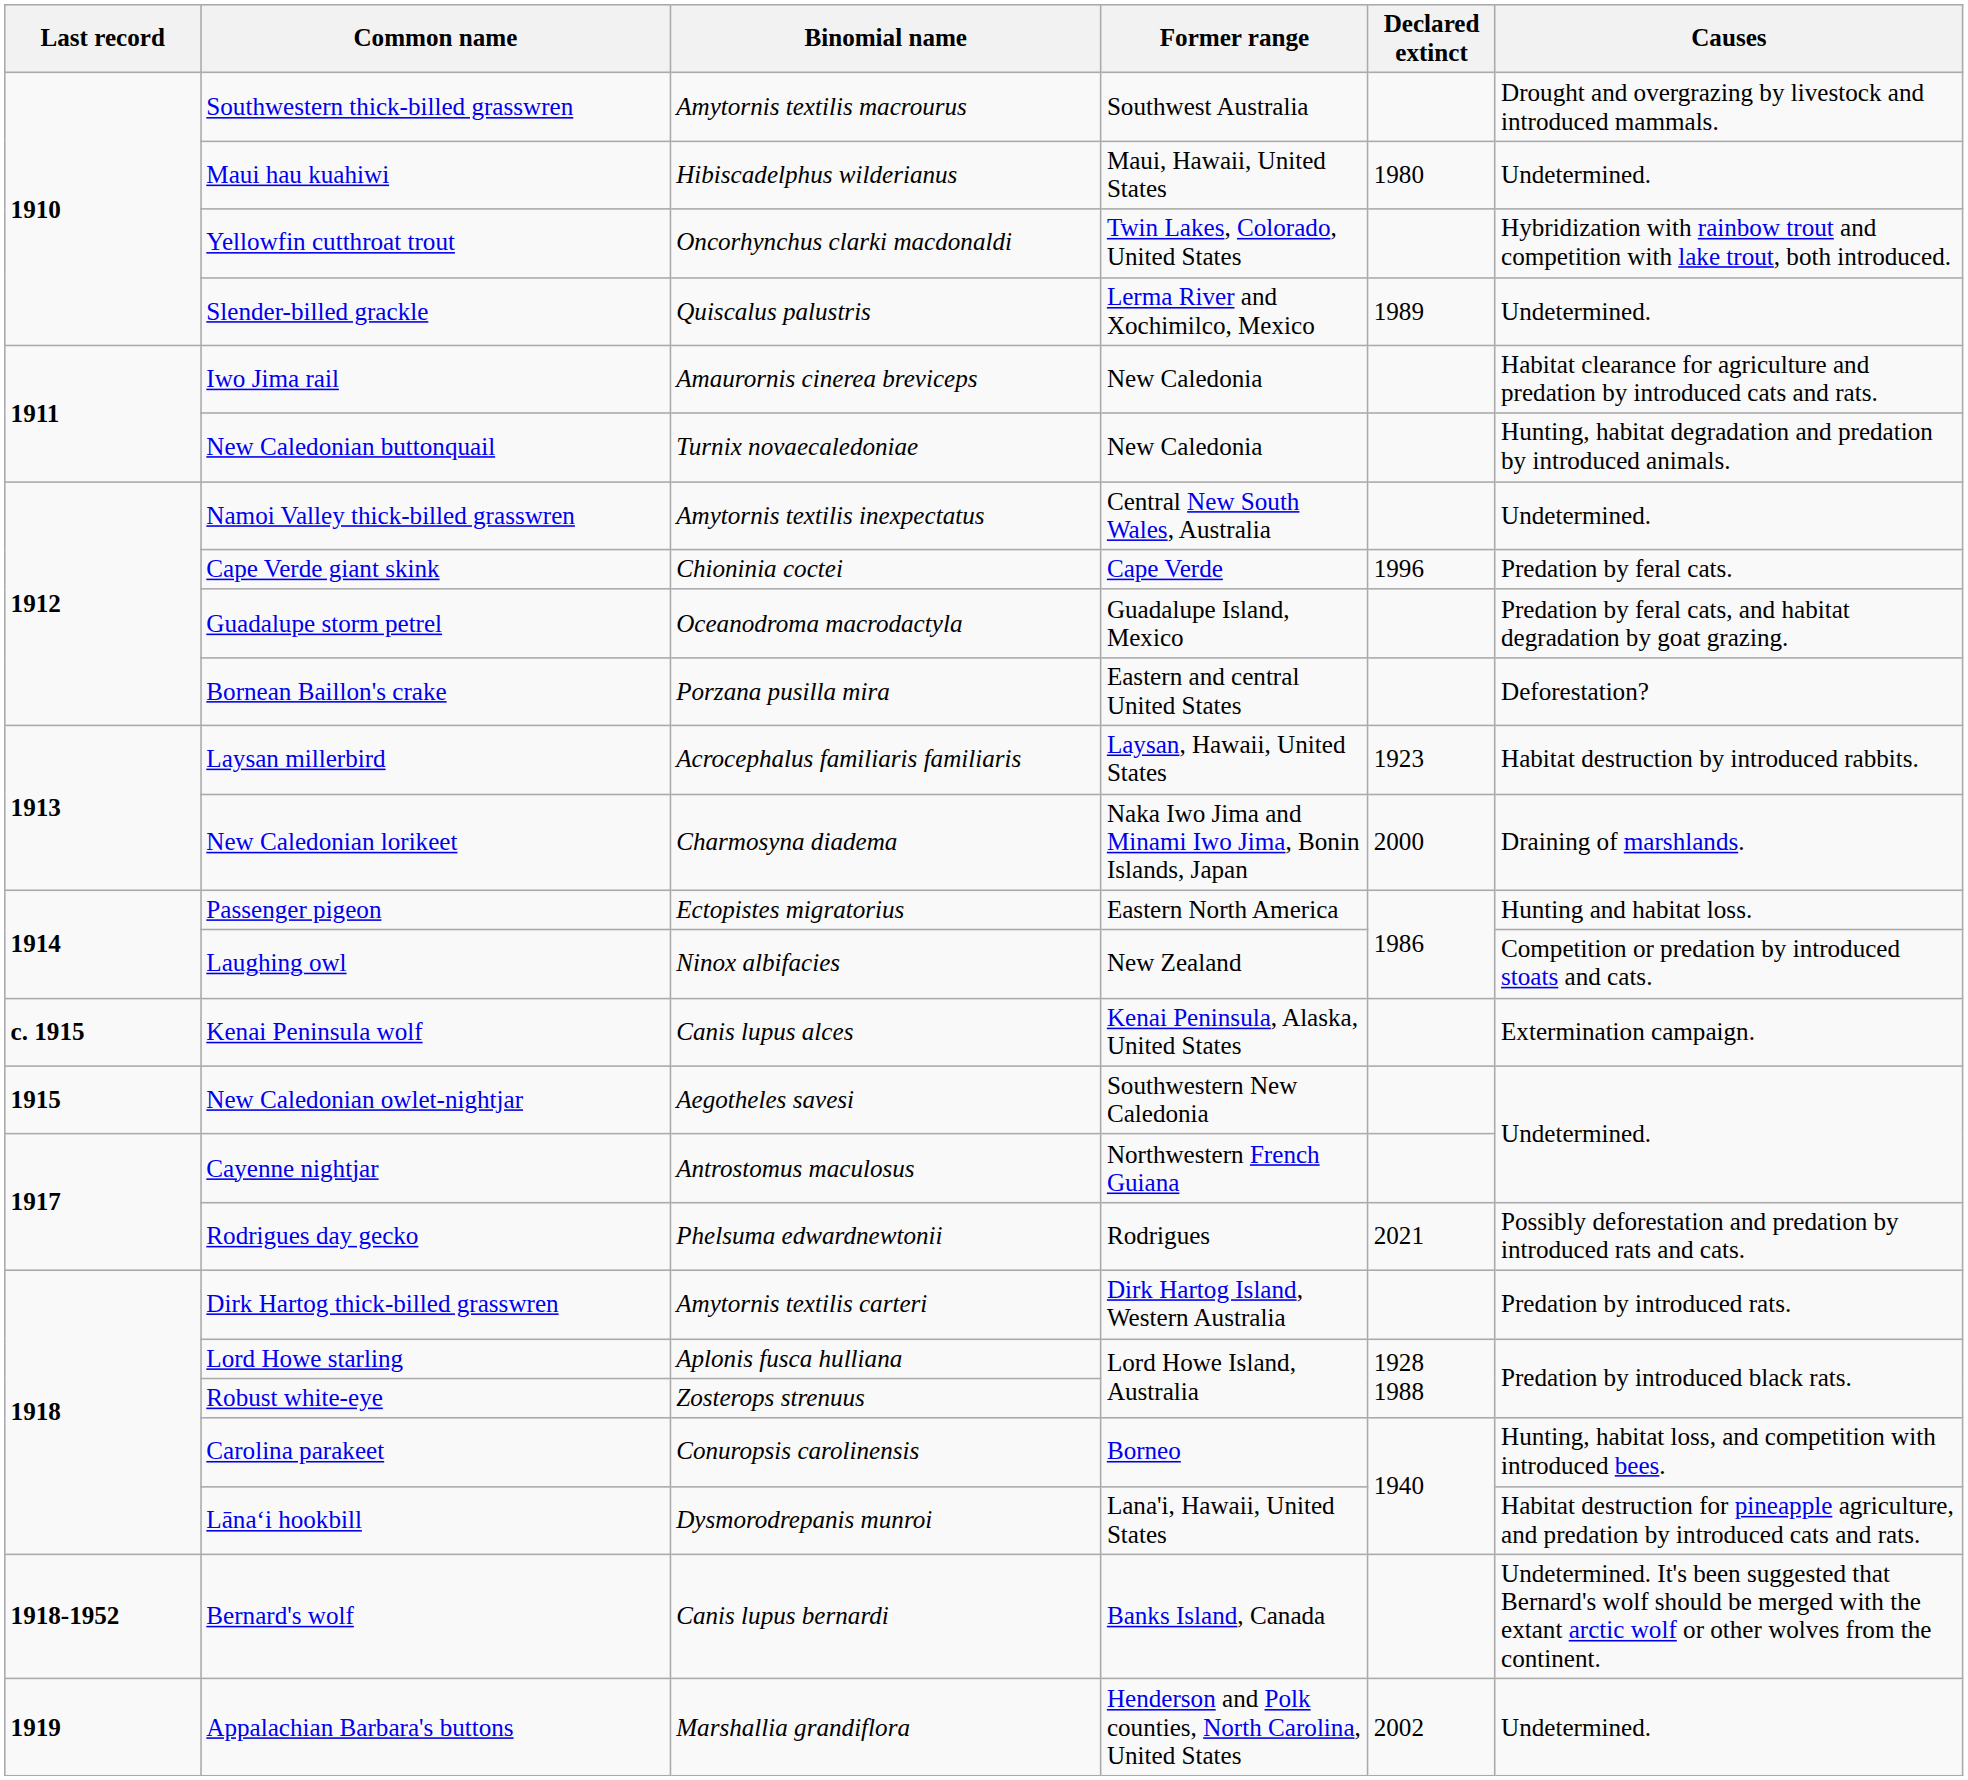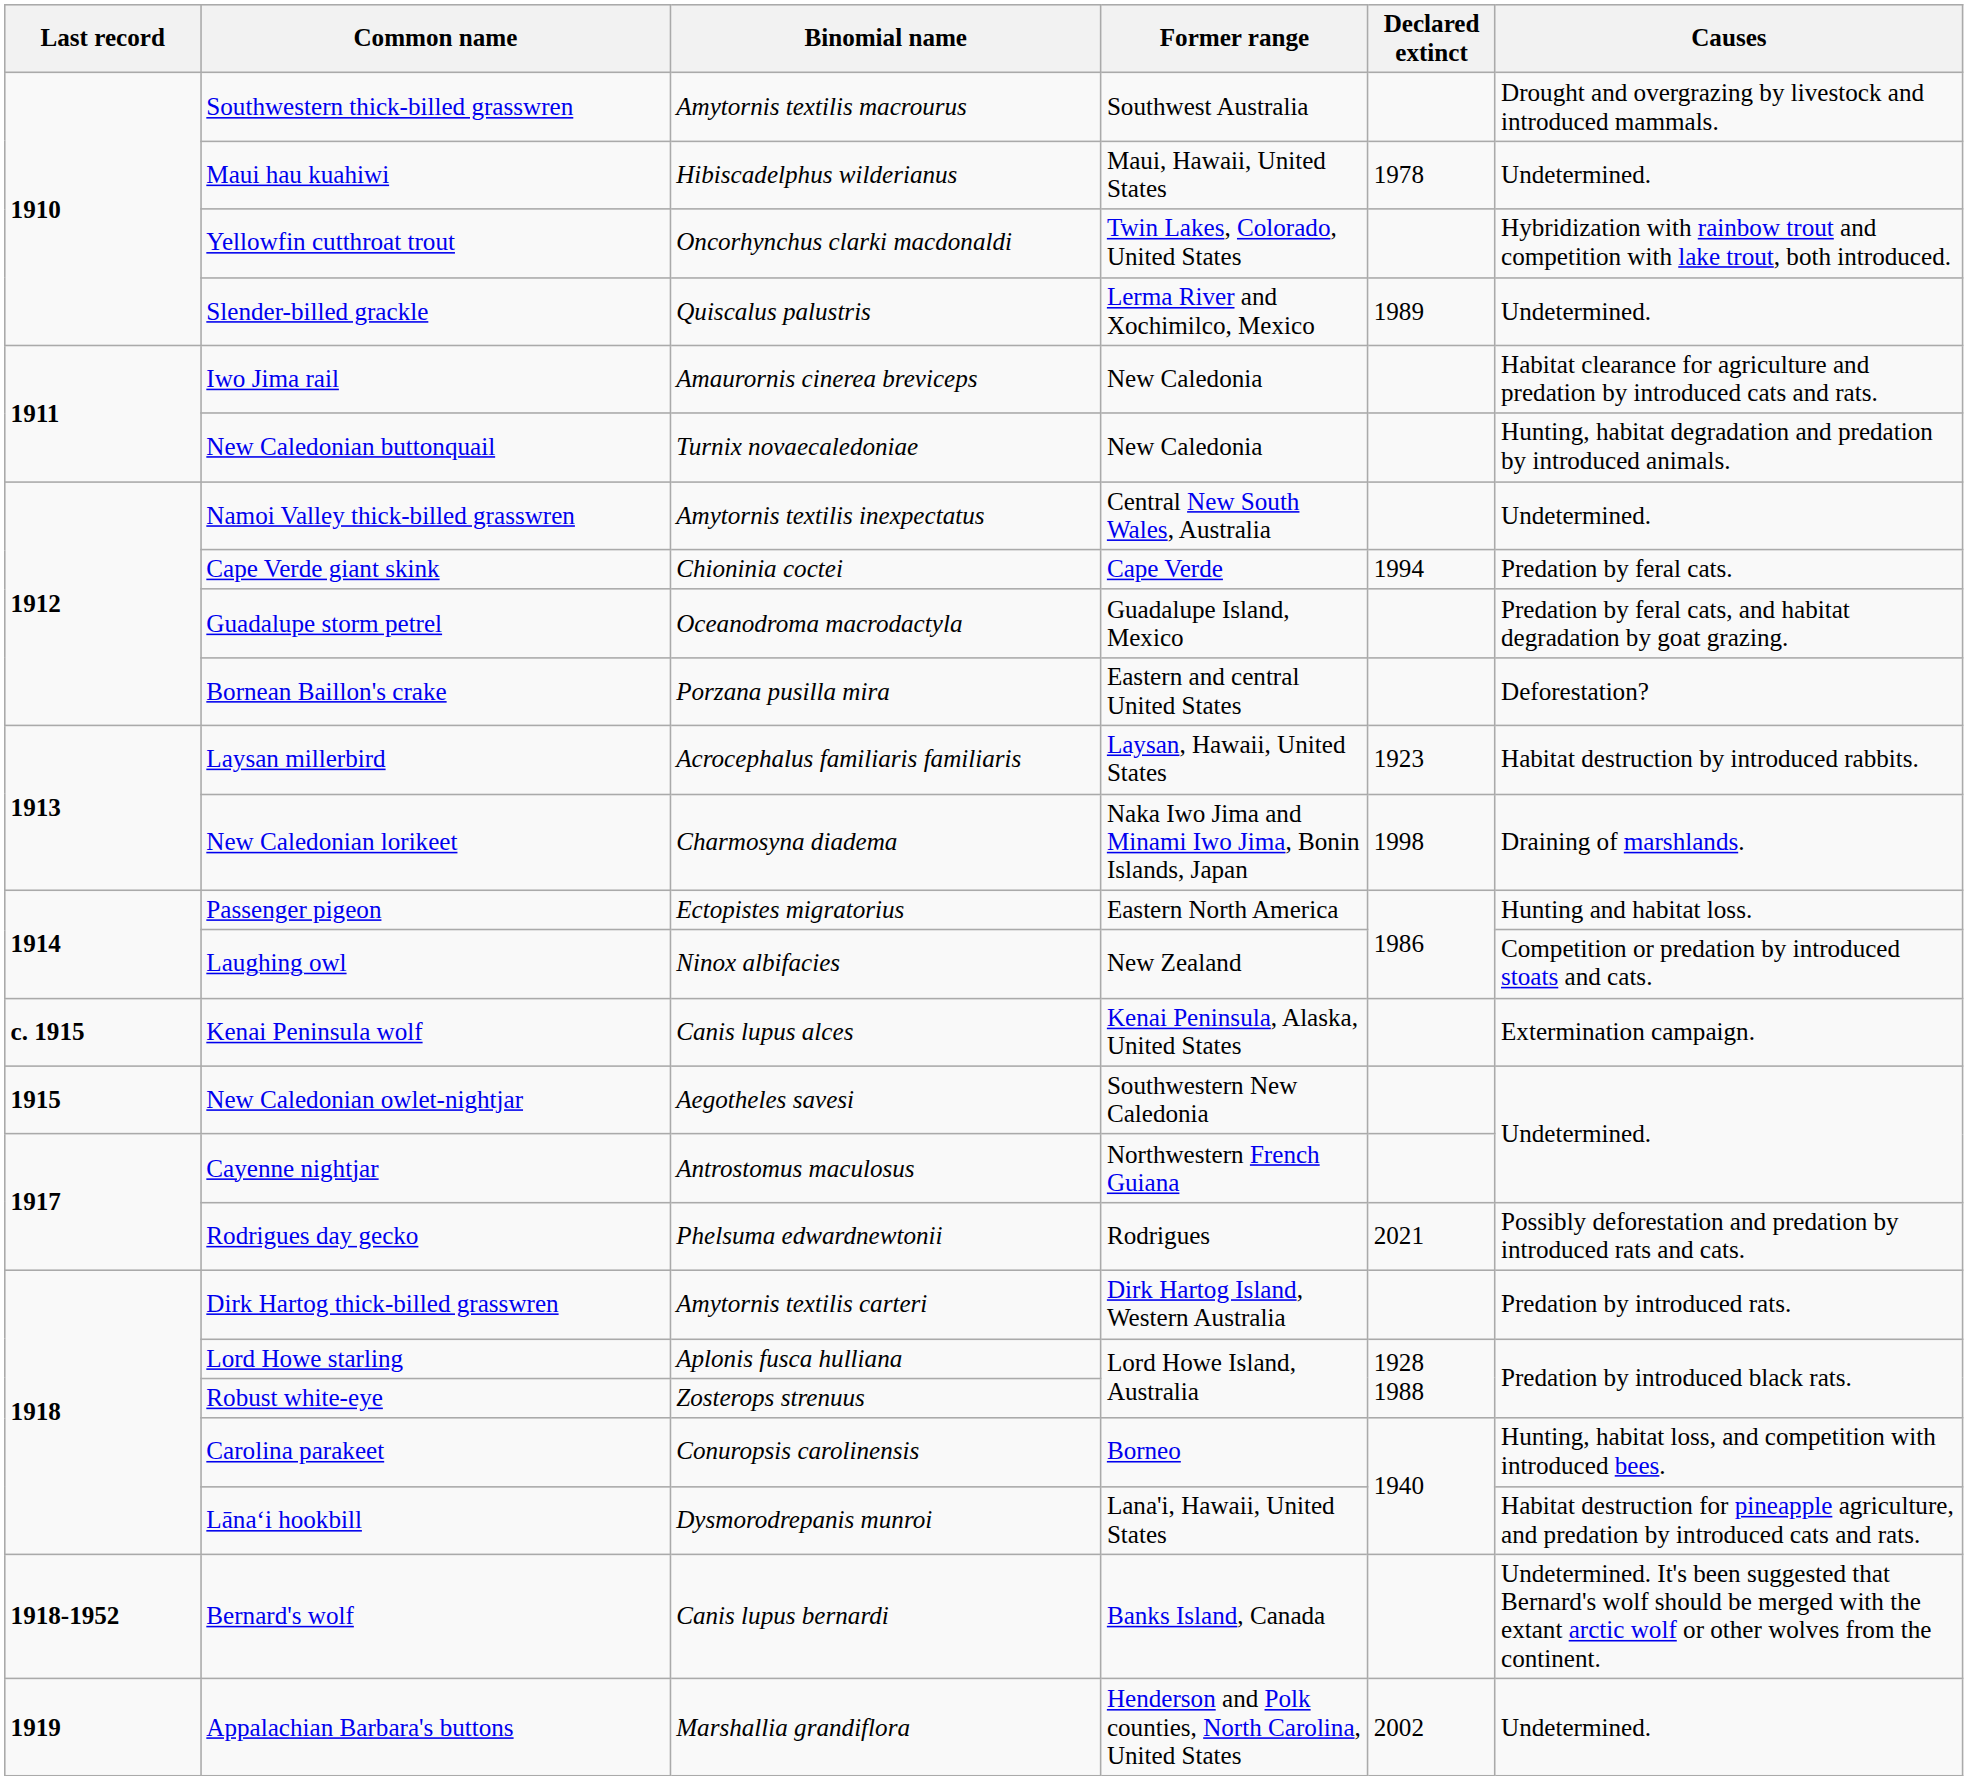(1399, 174) 1980 -> (1399, 174) 1978
(1399, 569) 1996 -> (1399, 569) 1994
(1399, 841) 2000 -> (1399, 841) 1998
